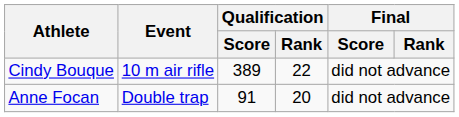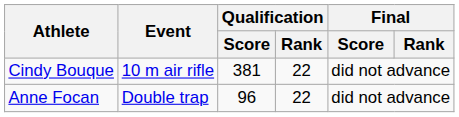(247, 71) 389 -> (247, 71) 381
(247, 97) 91 -> (247, 97) 96
(302, 97) 20 -> (302, 97) 22
